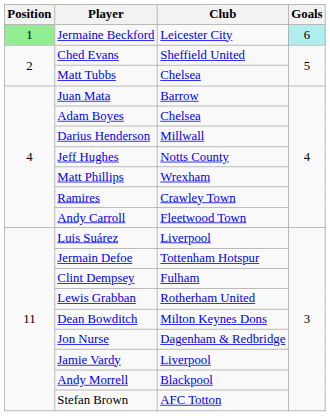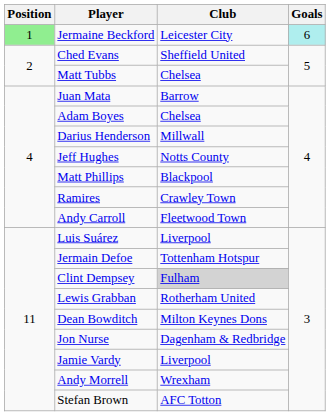(185, 177) Wrexham -> (187, 177) Blackpool
(180, 278) no background -> (180, 278) lightgrey background
(187, 380) Blackpool -> (185, 380) Wrexham
